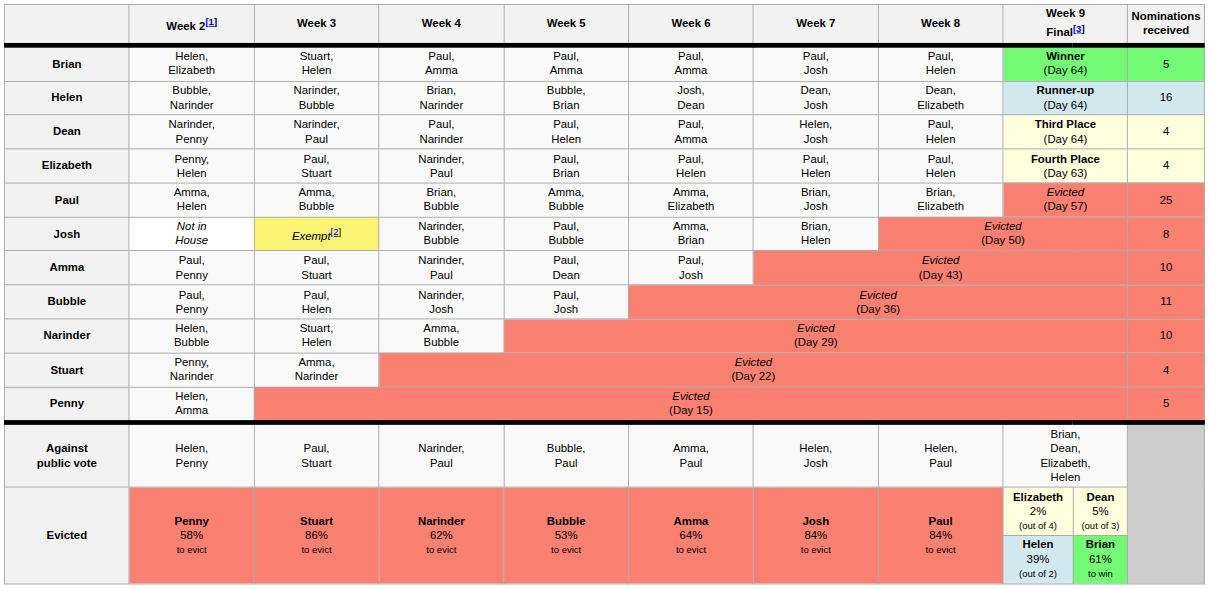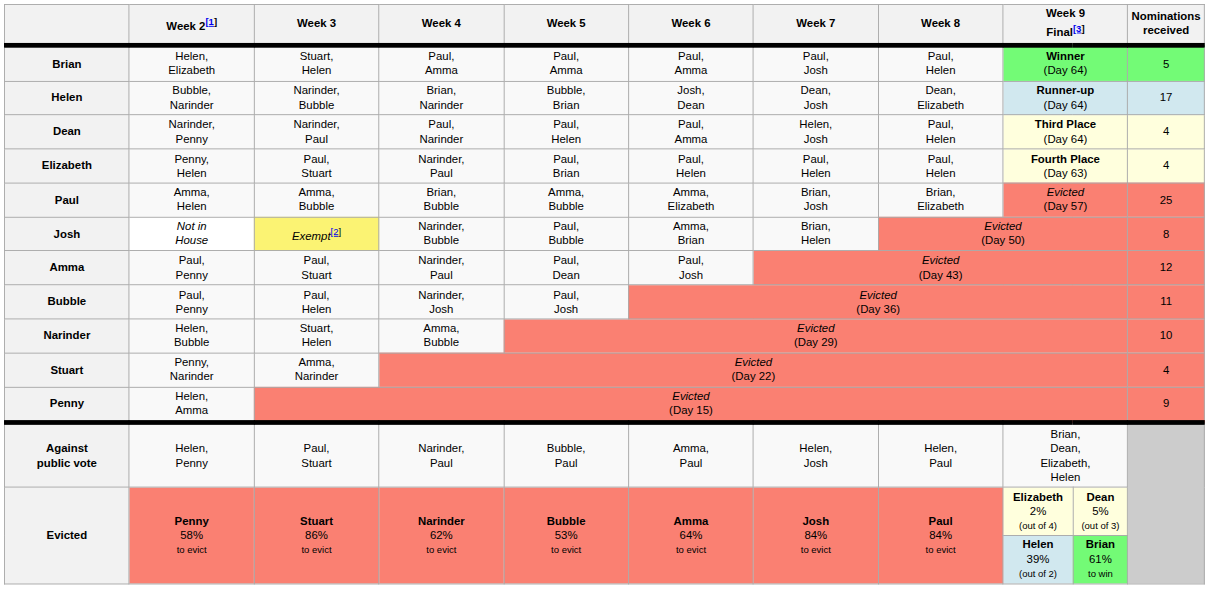(1166, 98) 16 -> (1166, 98) 17
(1166, 267) 10 -> (1166, 267) 12
(1166, 403) 5 -> (1166, 403) 9
